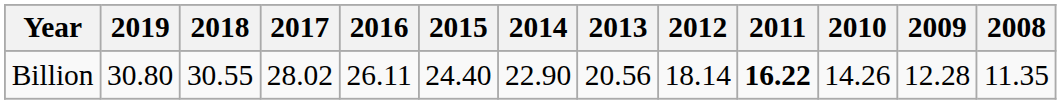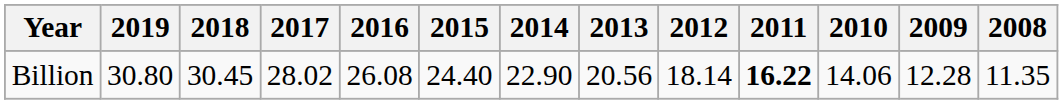(220, 74) 30.55 -> (220, 74) 30.45
(379, 74) 26.11 -> (380, 74) 26.08
(857, 74) 14.26 -> (858, 74) 14.06
